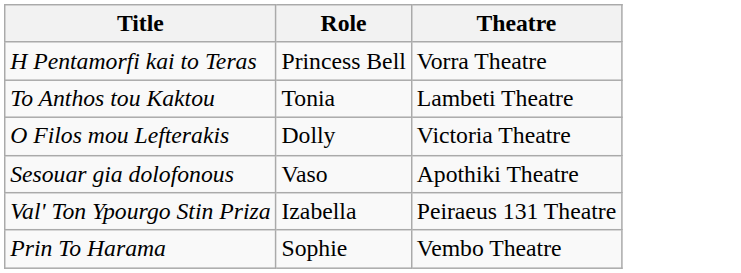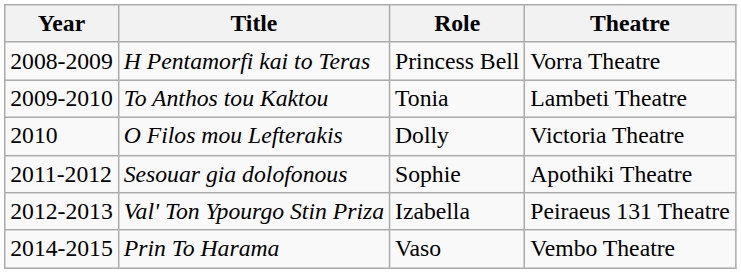+ column: (62, 23)
(304, 173) Vaso -> (428, 173) Sophie
(314, 248) Sophie -> (418, 248) Vaso
